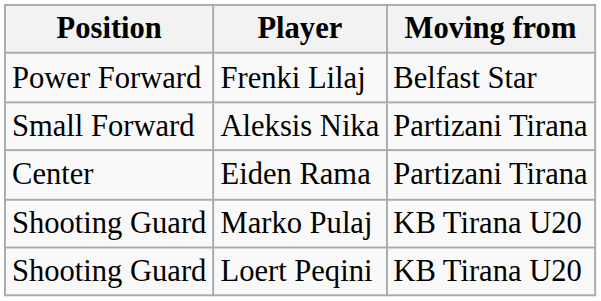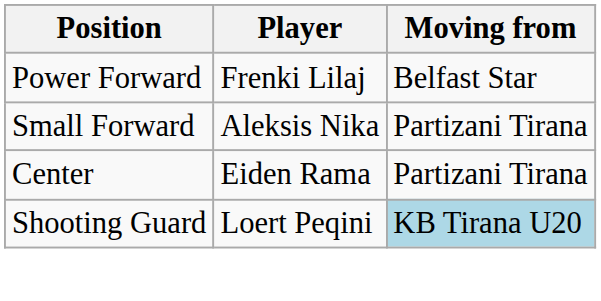- row: (296, 222)
(488, 271) no background -> (488, 222) lightblue background
